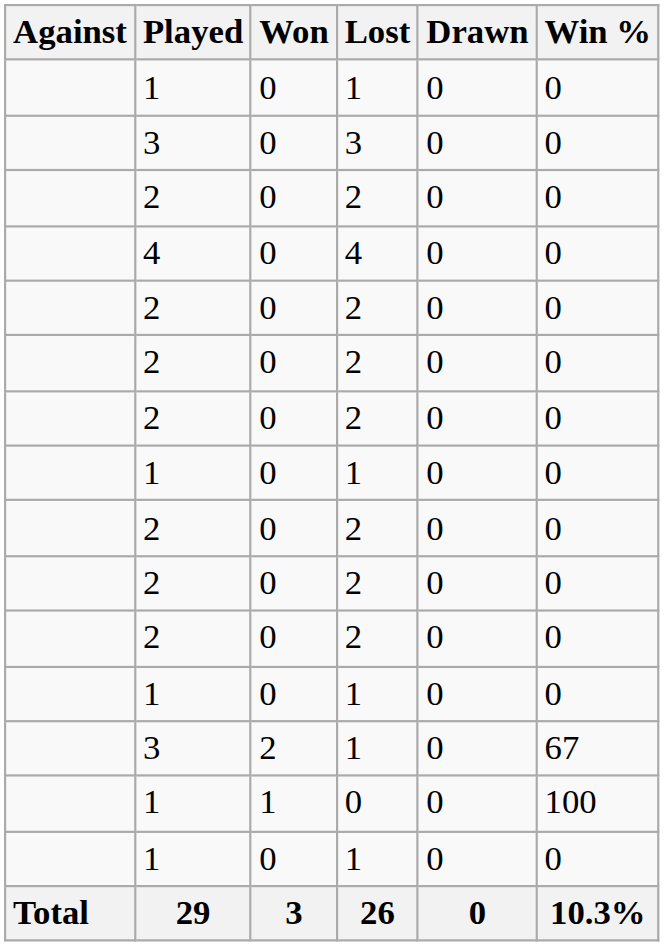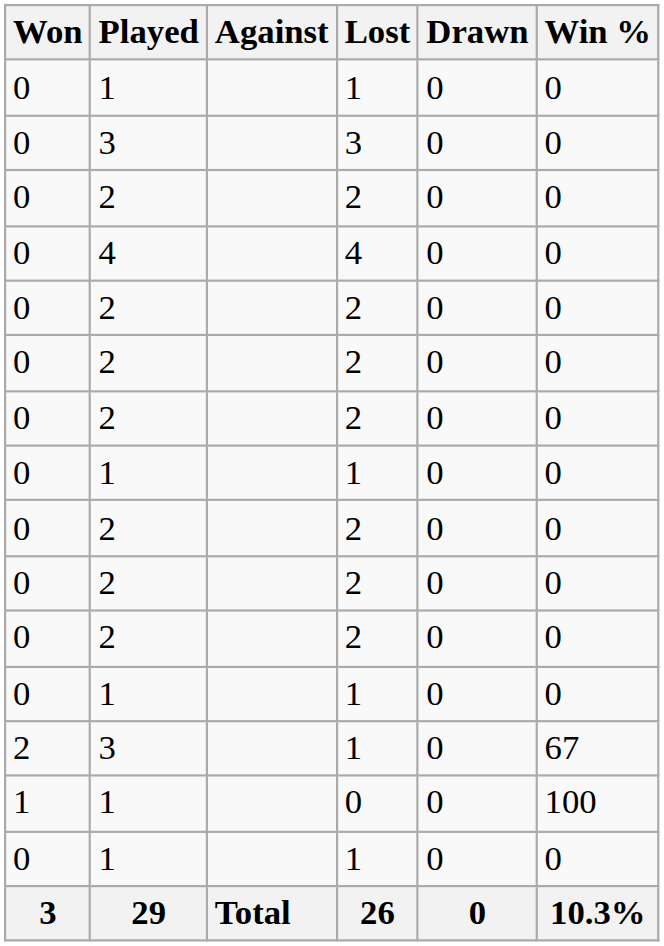columns swapped: (70, 32) <-> (294, 32)
